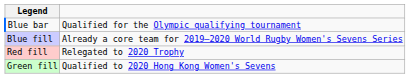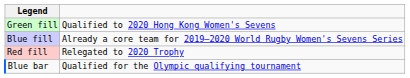rows swapped: (32, 66) <-> (28, 25)
